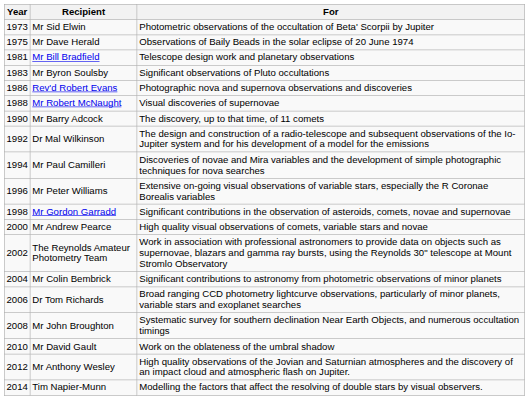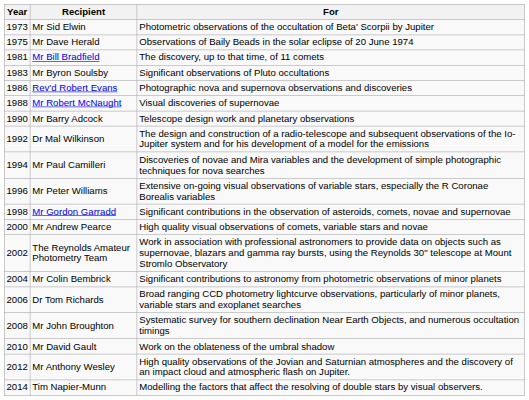(247, 57) Telescope design work and planetary observations -> (232, 57) The discovery, up to that time, of 11 comets
(232, 118) The discovery, up to that time, of 11 comets -> (247, 118) Telescope design work and planetary observations
